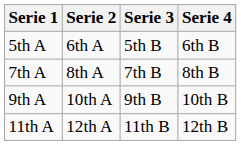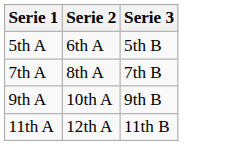- column: (207, 18)
